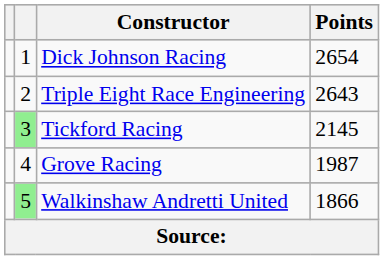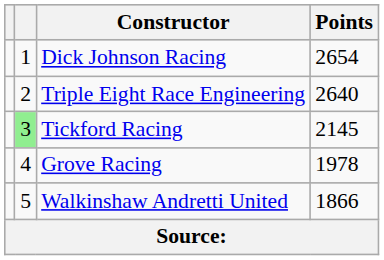(337, 93) 2643 -> (337, 93) 2640
(337, 164) 1987 -> (337, 164) 1978
(26, 200) lightgreen background -> (26, 200) no background
